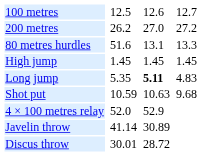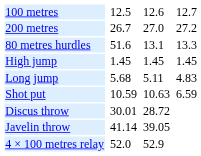(120, 28) 26.2 -> (120, 28) 26.7
(120, 78) 5.35 -> (120, 78) 5.68
(153, 78) bold -> (153, 78) normal
(186, 94) 9.68 -> (186, 94) 6.59
rows swapped: (37, 144) <-> (55, 111)
(156, 127) 30.89 -> (156, 127) 39.05
